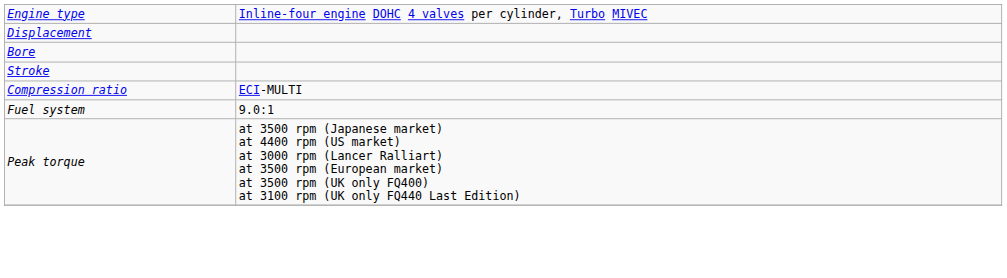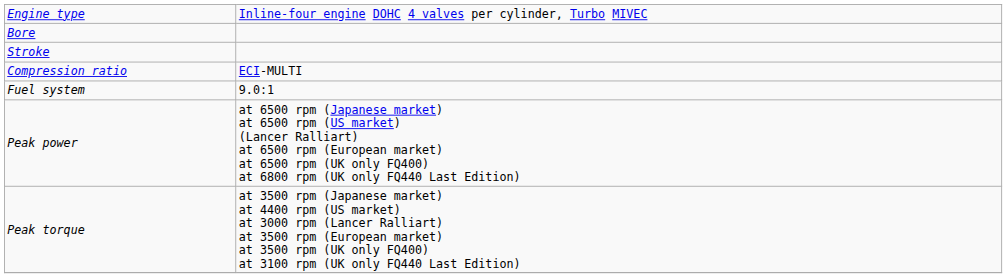- row: (49, 33)
+ row: (42, 143)
